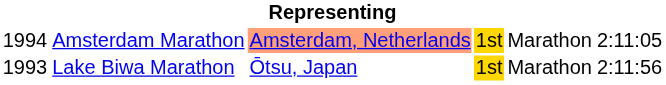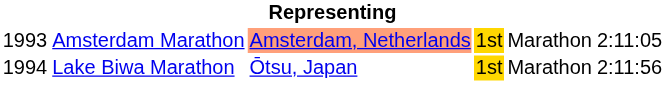(25, 40) 1994 -> (25, 40) 1993
(25, 67) 1993 -> (25, 67) 1994
